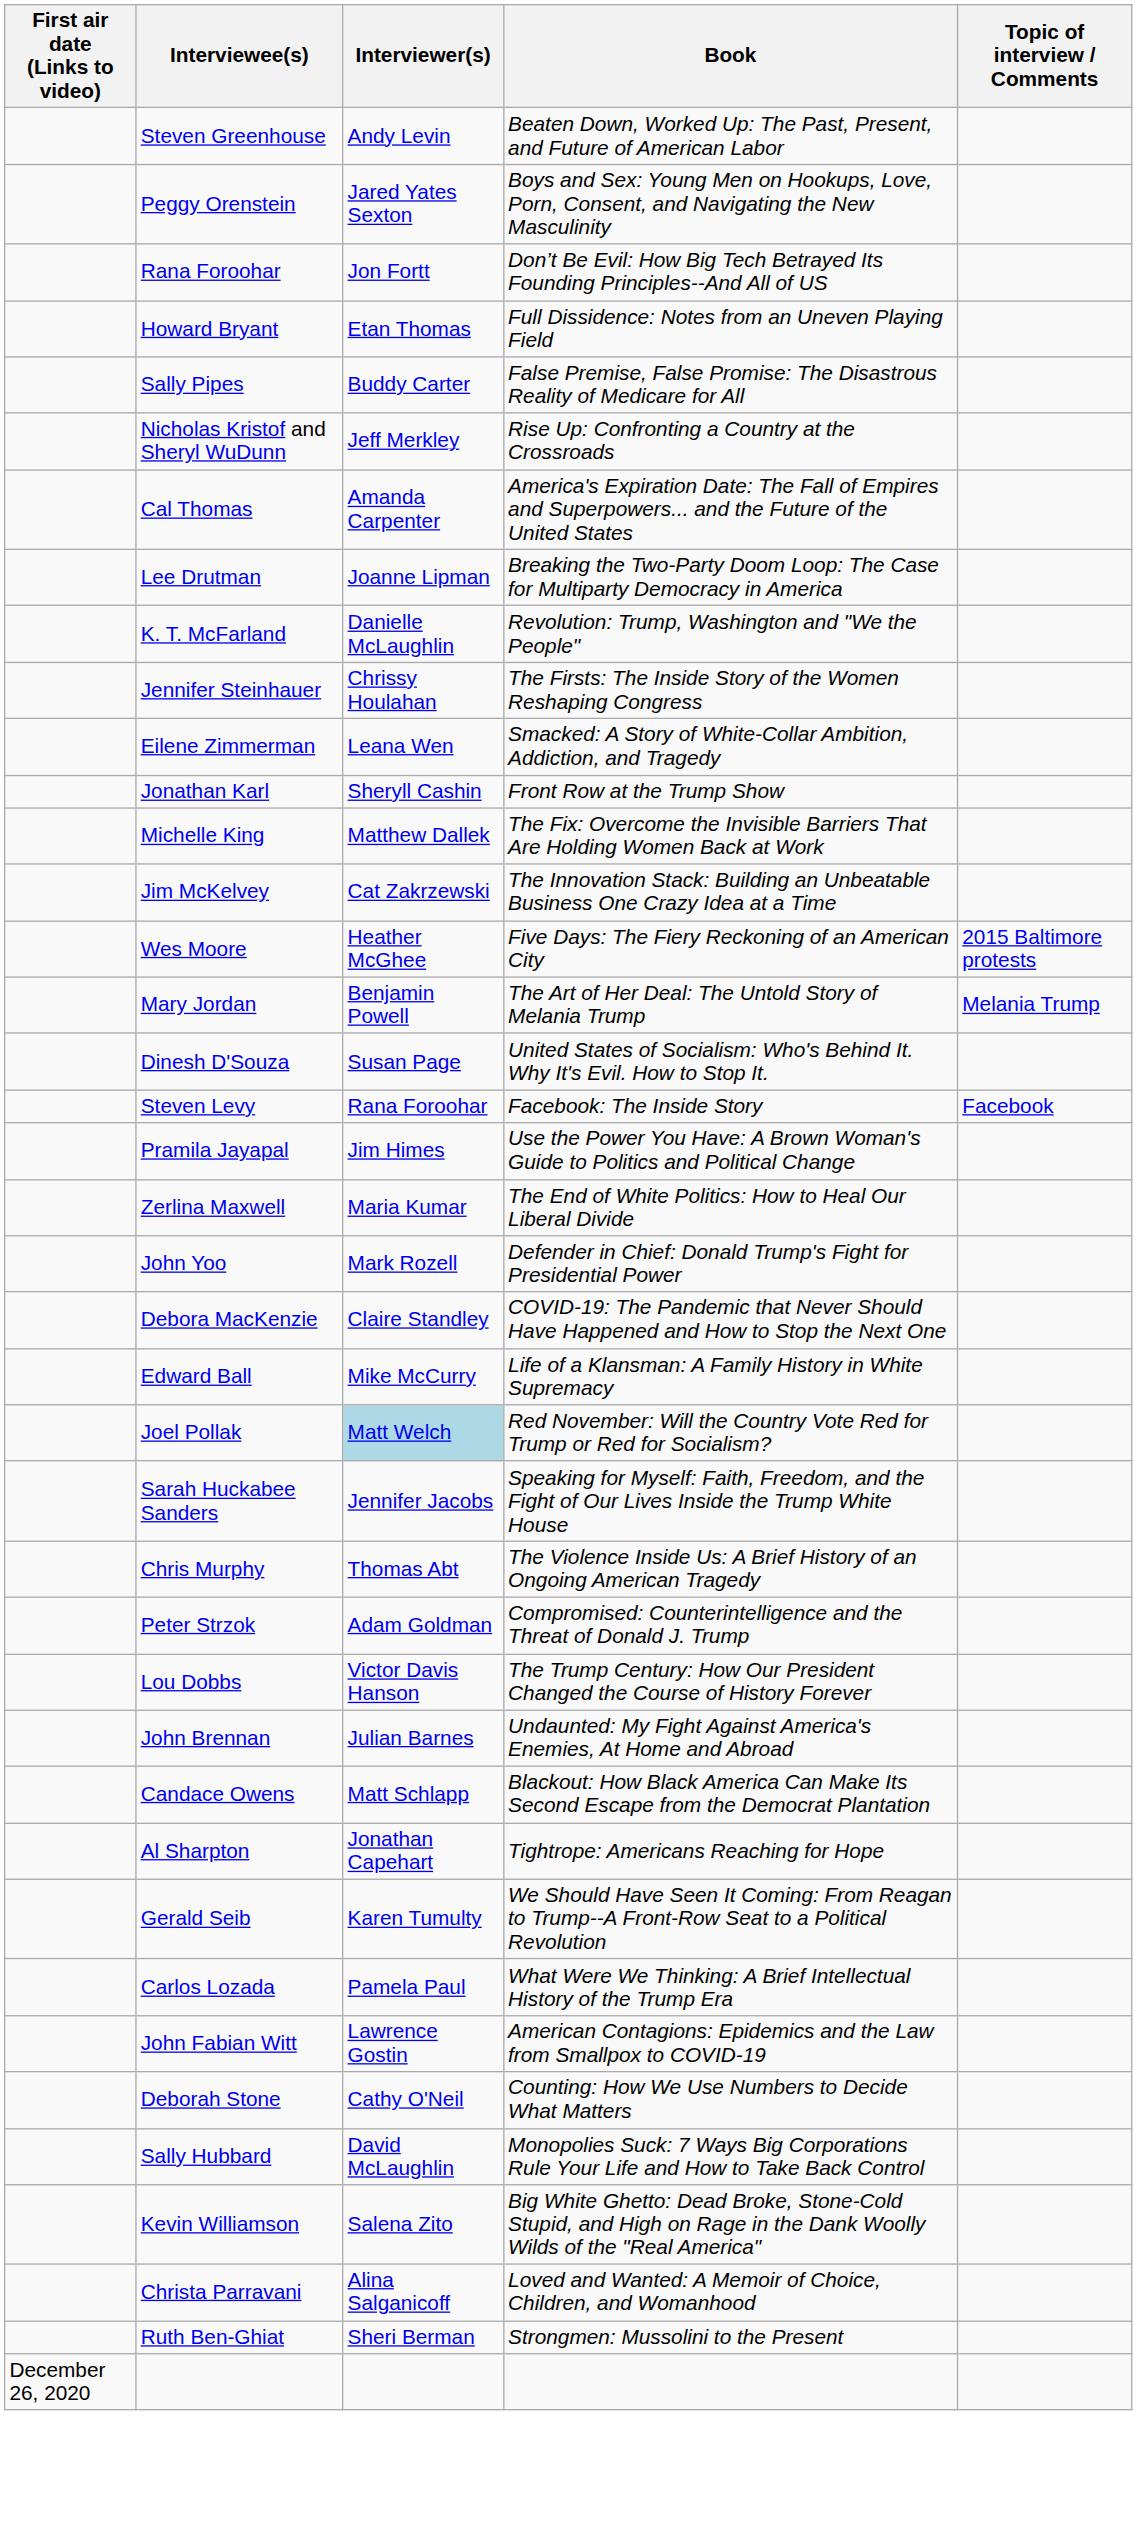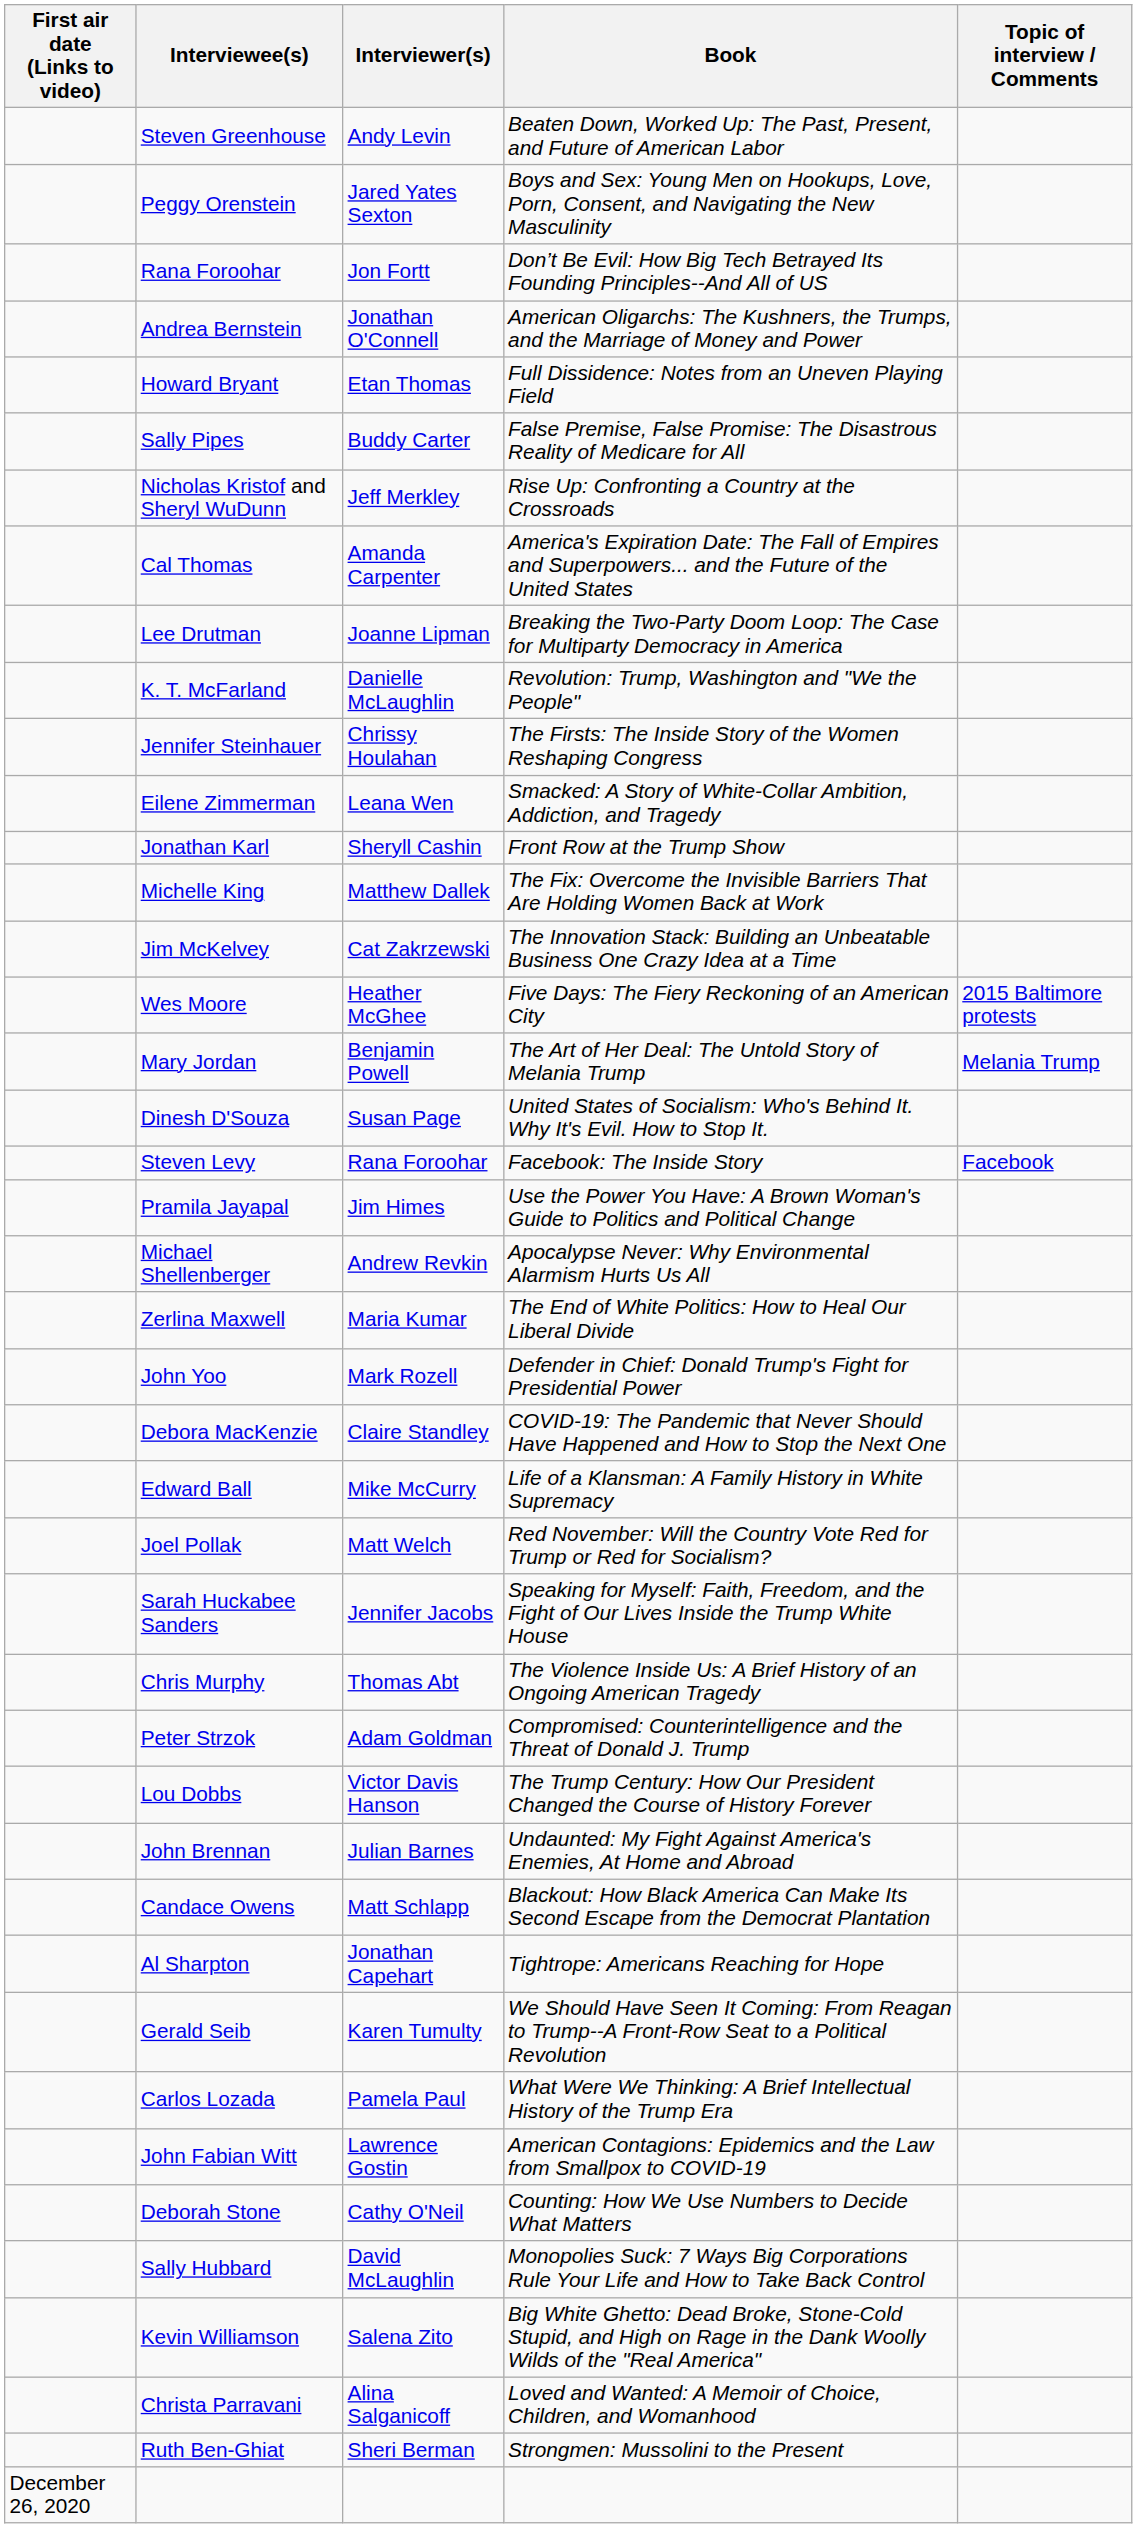+ row: (221, 328)
+ row: (205, 1263)
(399, 1432) lightblue background -> (399, 1545) no background
